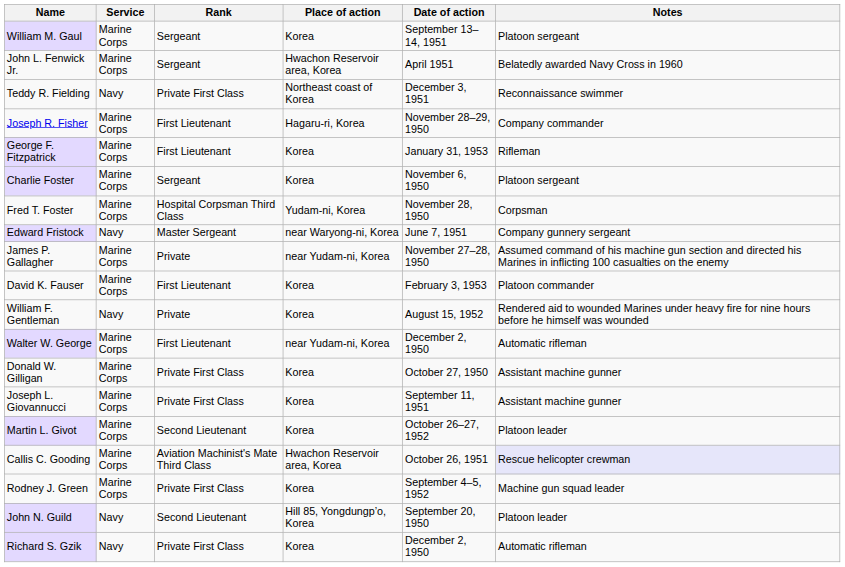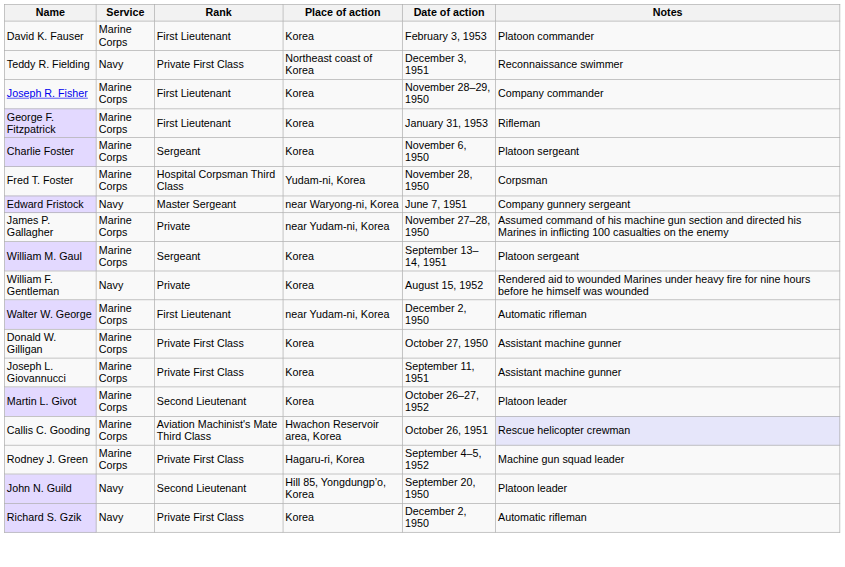rows swapped: (45, 285) <-> (44, 36)
- row: (46, 65)
(325, 123) Hagaru-ri, Korea -> (300, 94) Korea
(300, 488) Korea -> (325, 459) Hagaru-ri, Korea
